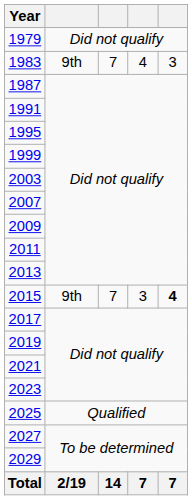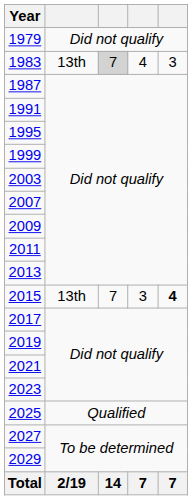(72, 62) 9th -> (72, 62) 13th
(113, 62) no background -> (113, 62) lightgrey background
(72, 296) 9th -> (72, 296) 13th
